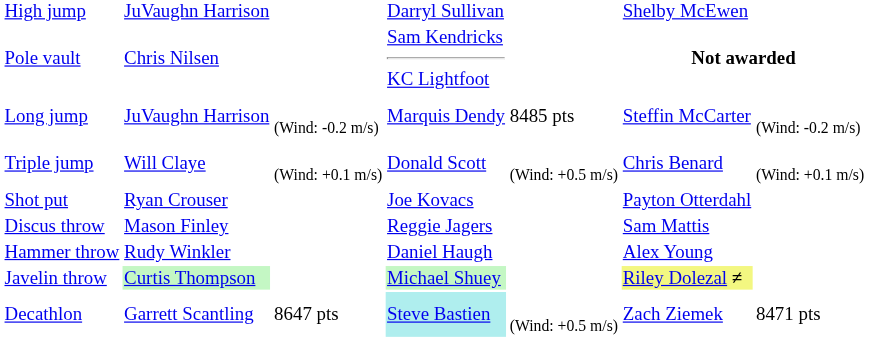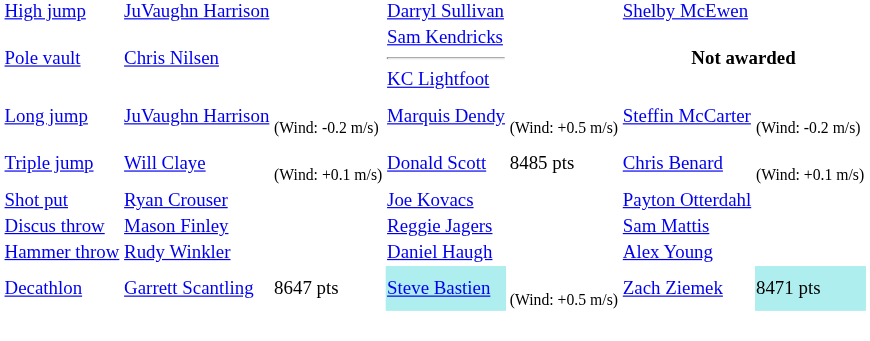(542, 116) 8485 pts -> (564, 127) (Wind: +0.5 m/s)
(564, 175) (Wind: +0.5 m/s) -> (542, 163) 8485 pts
- row: (56, 277)
(788, 314) no background -> (788, 288) paleturquoise background
